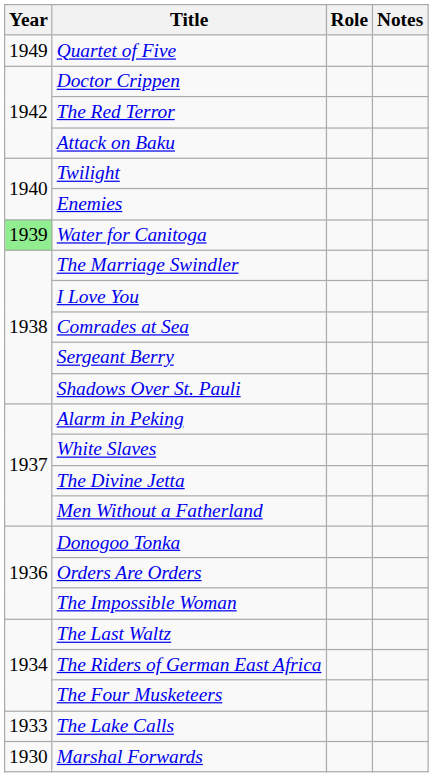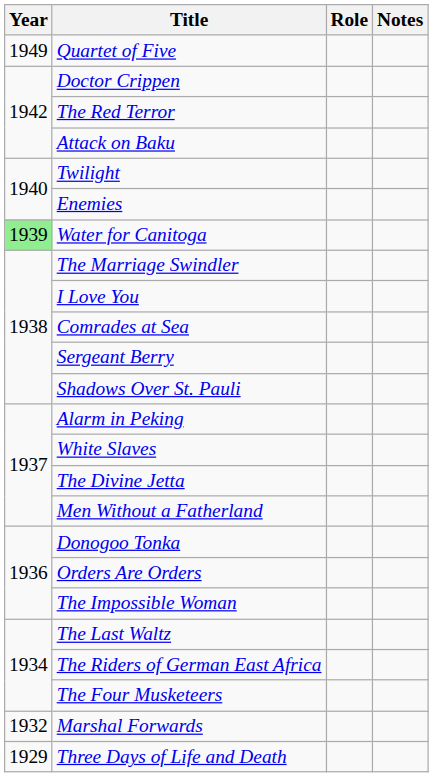- row: (115, 726)
(28, 756) 1930 -> (28, 726) 1932
+ row: (172, 756)
